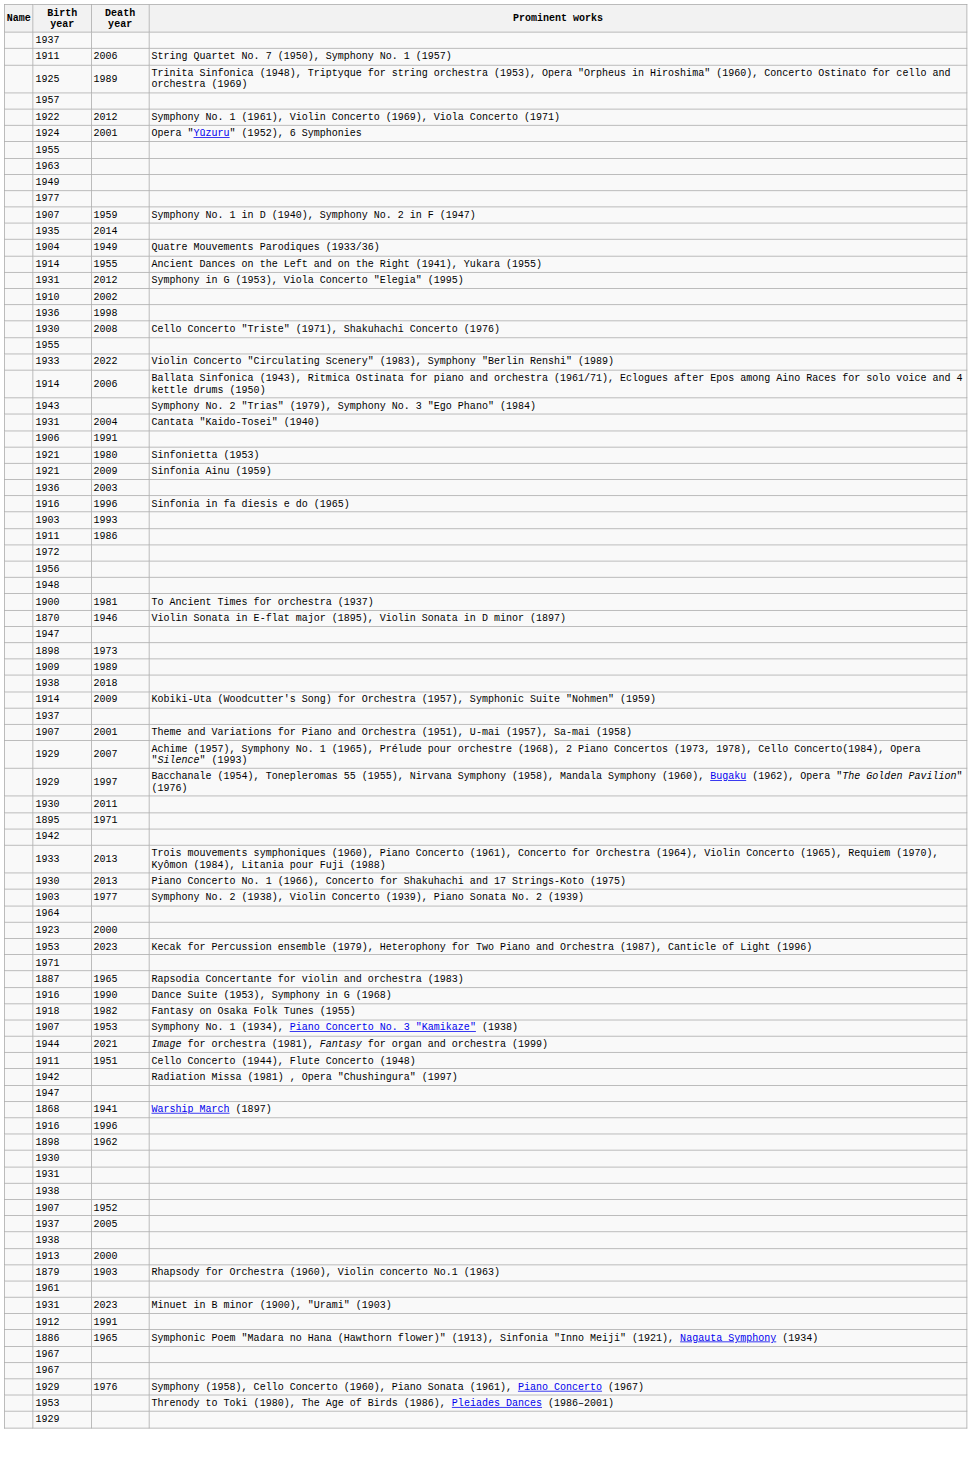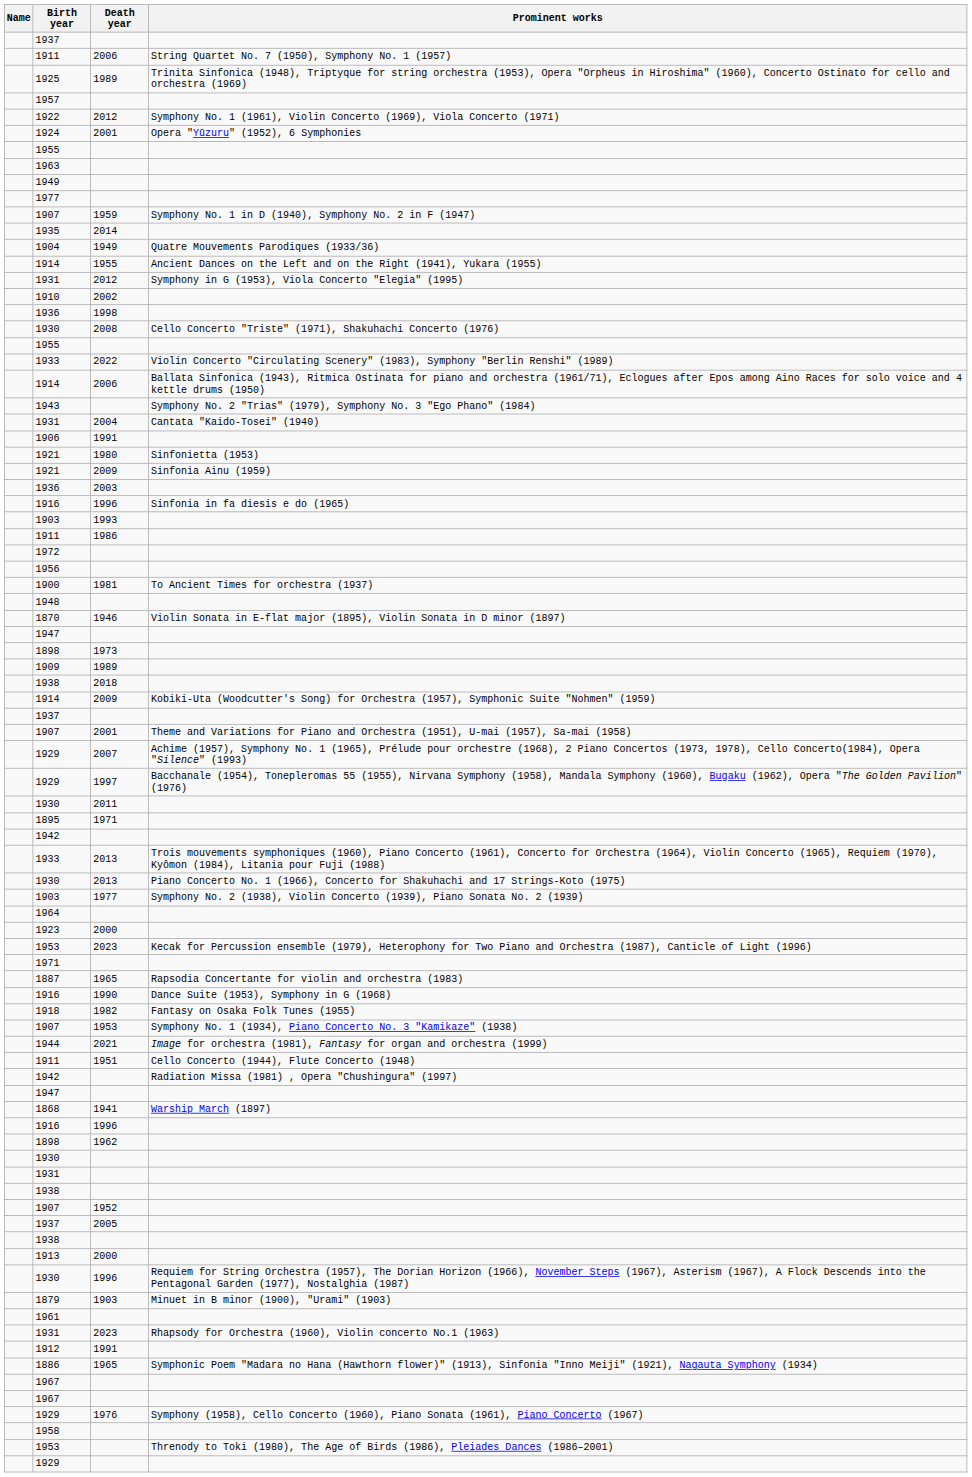rows swapped: (48, 586) <-> (48, 602)
+ row: (48, 1279)
(326, 1273) Rhapsody for Orchestra (1960), Violin concerto No.1 (1963) -> (271, 1301) Minuet in B minor (1900), "Urami" (1903)
(272, 1305) Minuet in B minor (1900), "Urami" (1903) -> (325, 1333) Rhapsody for Orchestra (1960), Violin concerto No.1 (1963)
+ row: (48, 1431)
